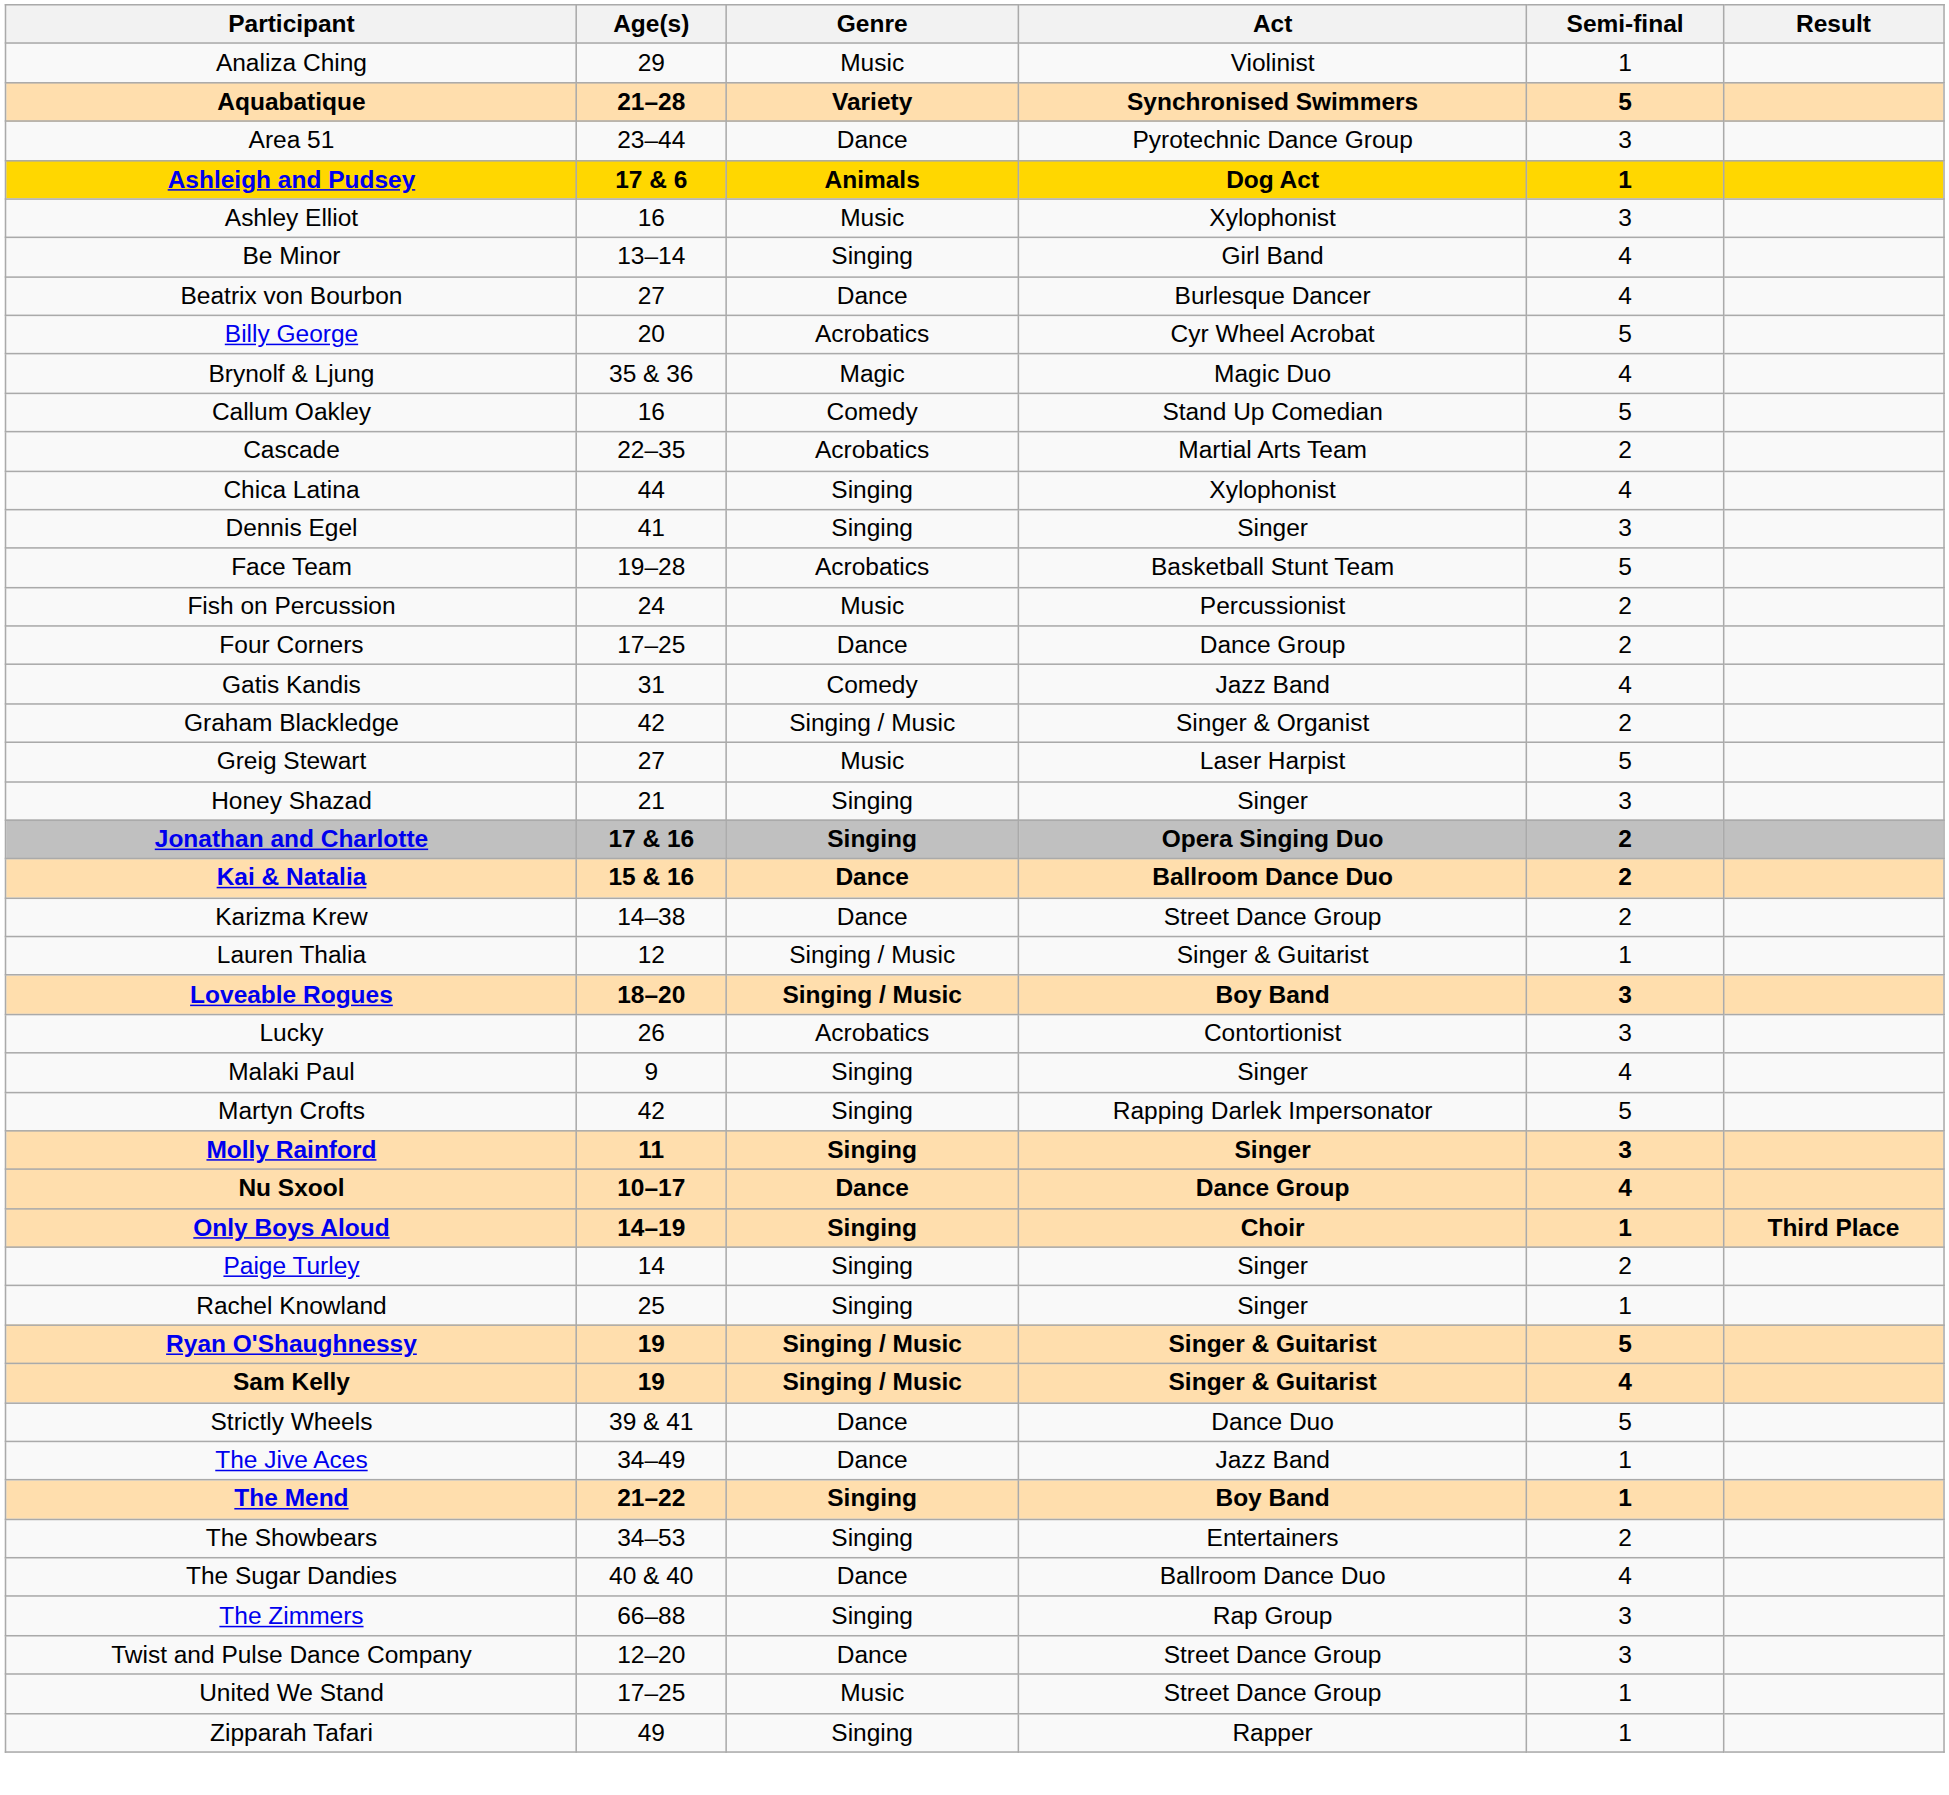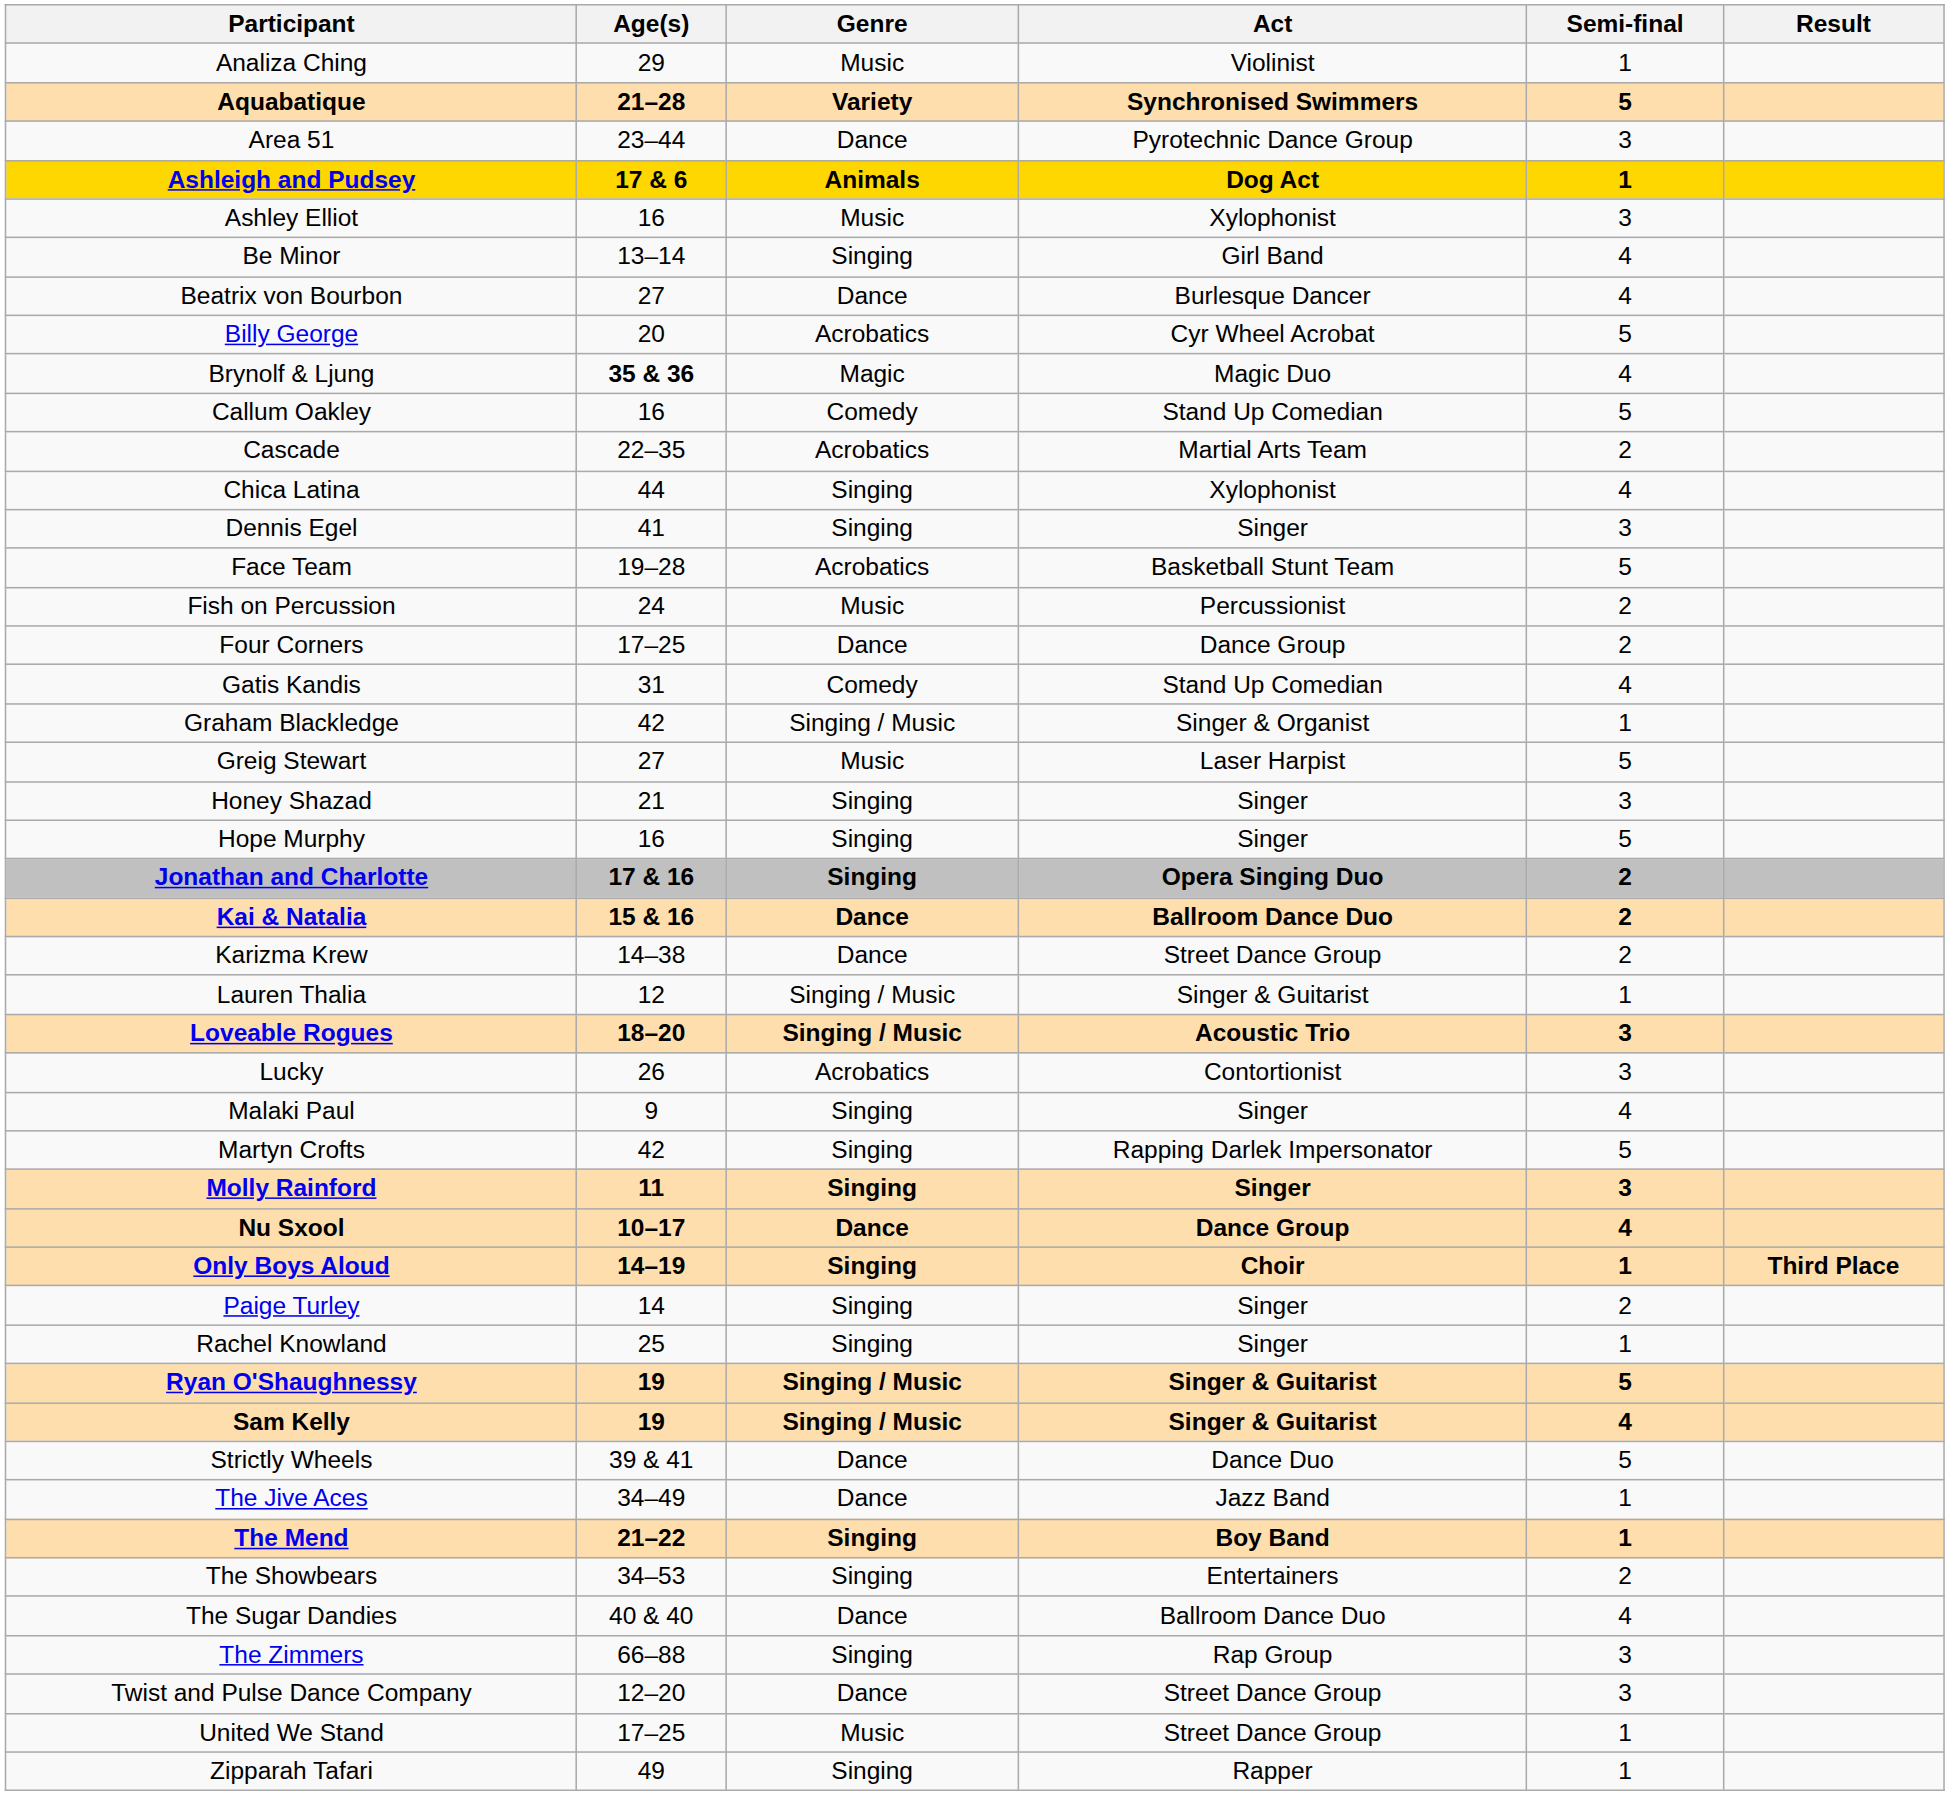(651, 373) normal -> (651, 373) bold
(1273, 683) Jazz Band -> (1273, 683) Stand Up Comedian
(1625, 722) 2 -> (1625, 722) 1
+ row: (291, 839)
(1273, 994) Boy Band -> (1273, 1033) Acoustic Trio
